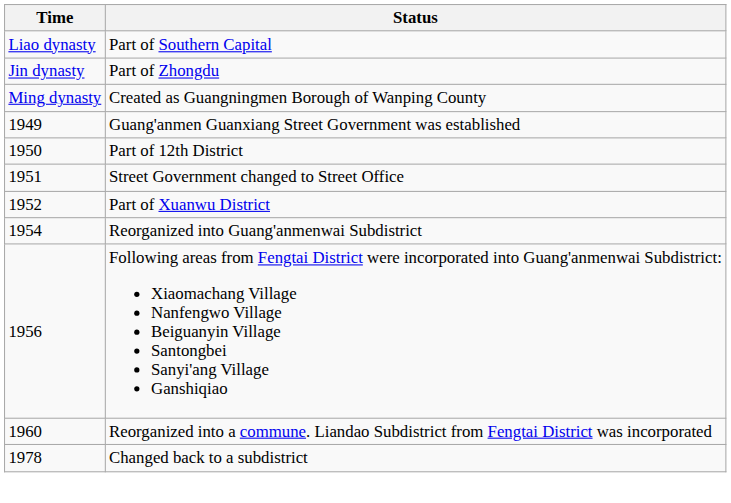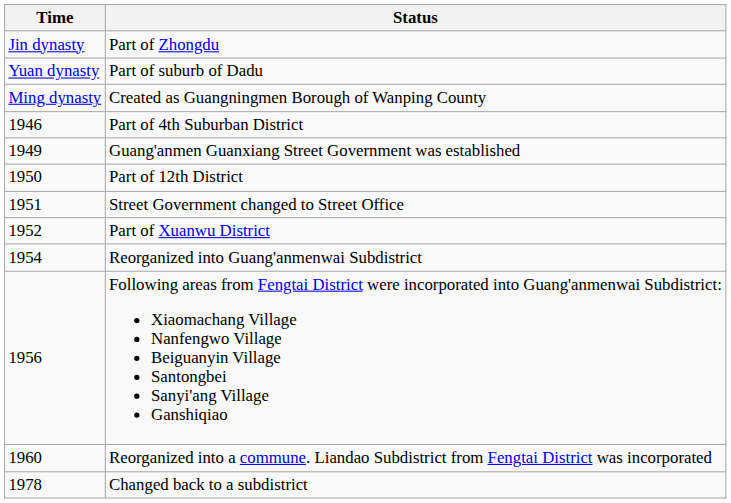- row: (190, 44)
+ row: (186, 71)
+ row: (206, 124)
